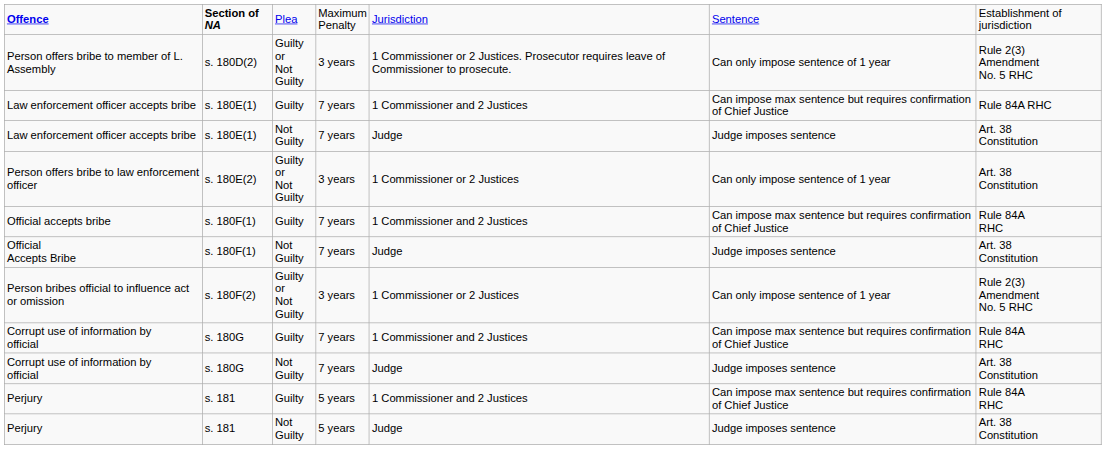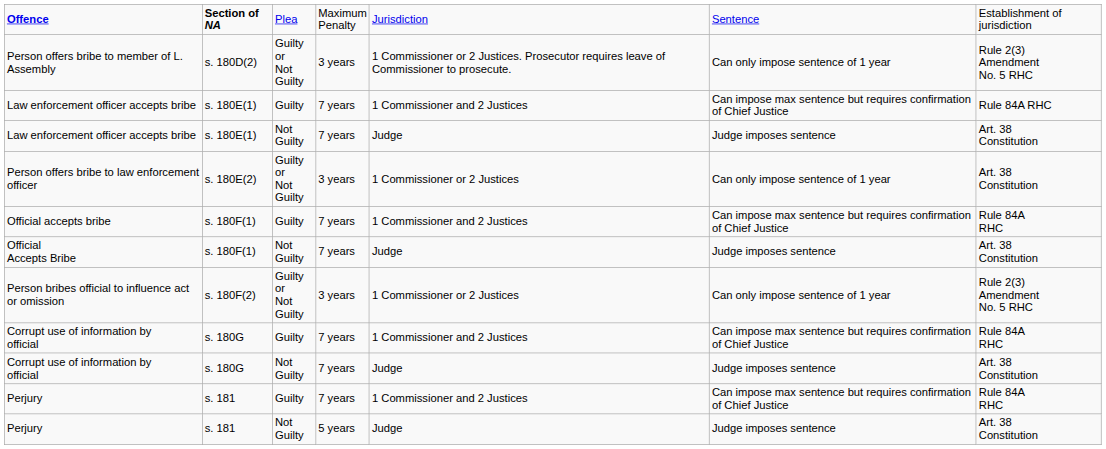(337, 398) 5 years -> (337, 398) 7 years
